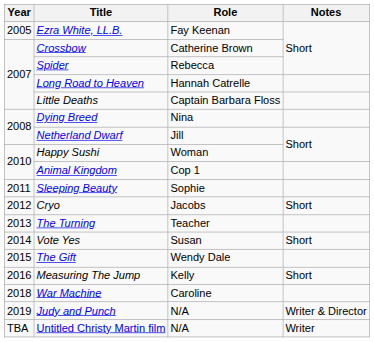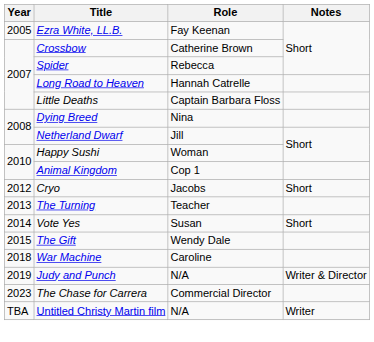- row: (77, 188)
- row: (88, 275)
+ row: (92, 293)
